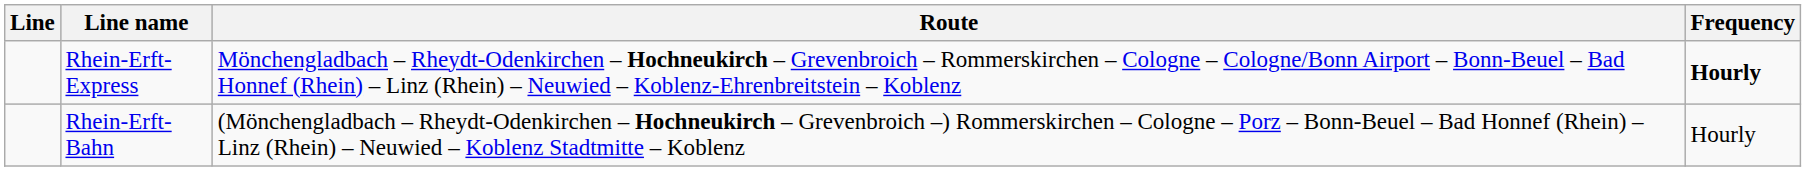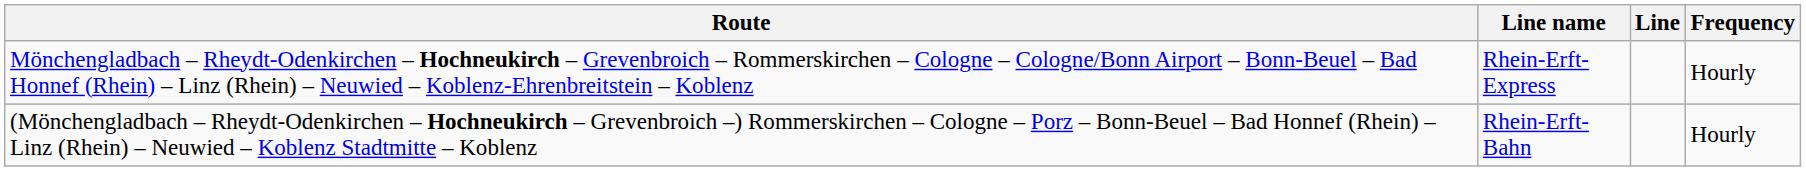columns swapped: (32, 22) <-> (949, 22)
(1726, 72) bold -> (1723, 72) normal
